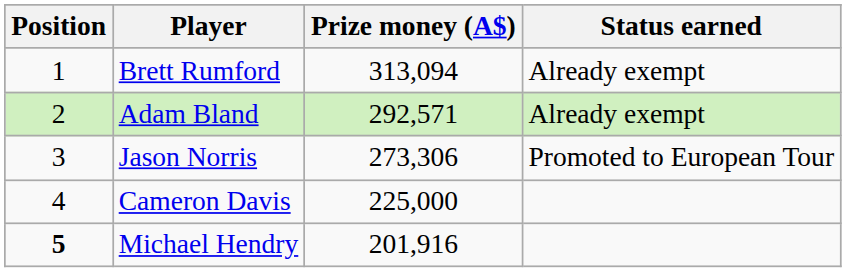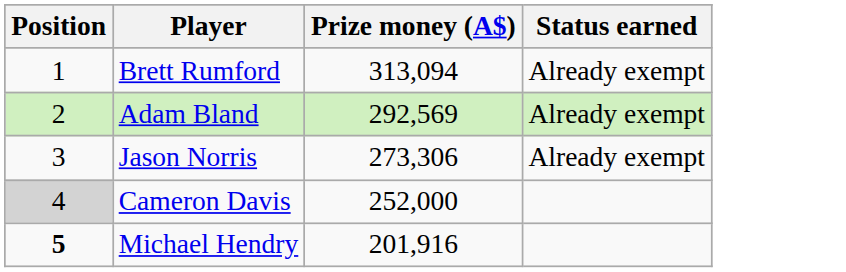(413, 113) 292,571 -> (413, 113) 292,569
(681, 157) Promoted to European Tour -> (617, 157) Already exempt
(59, 200) no background -> (59, 200) lightgrey background
(413, 200) 225,000 -> (413, 200) 252,000
